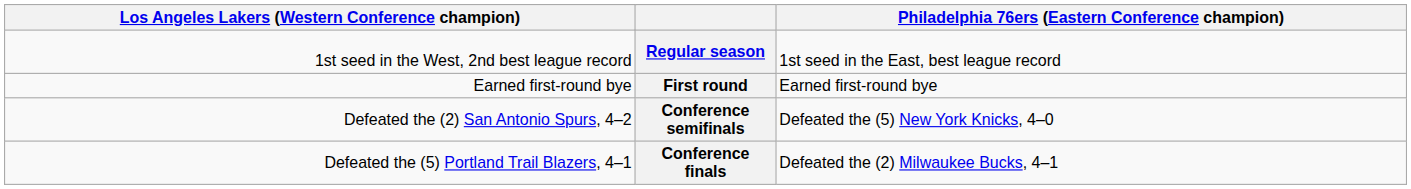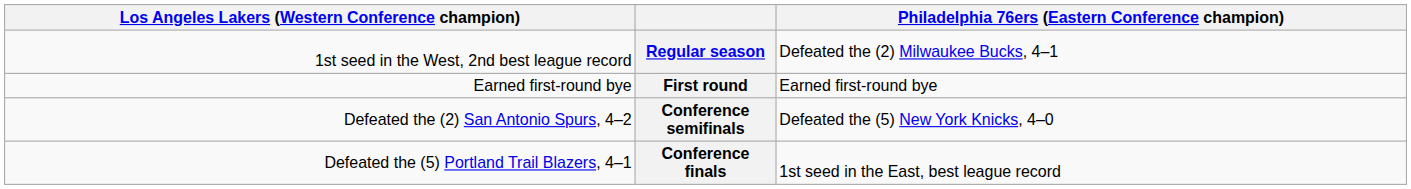(920, 61) 1st seed in the East, best league record -> (919, 52) Defeated the (2) Milwaukee Bucks, 4–1
(919, 163) Defeated the (2) Milwaukee Bucks, 4–1 -> (920, 172) 1st seed in the East, best league record
